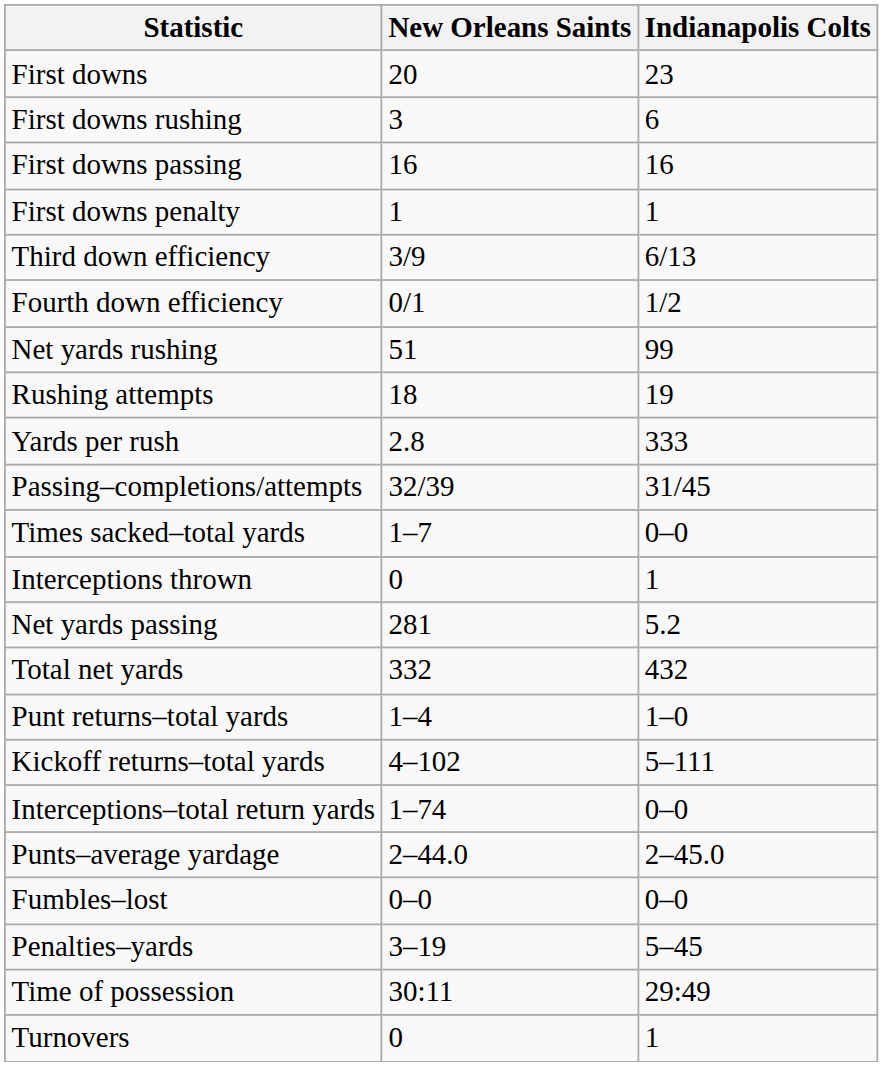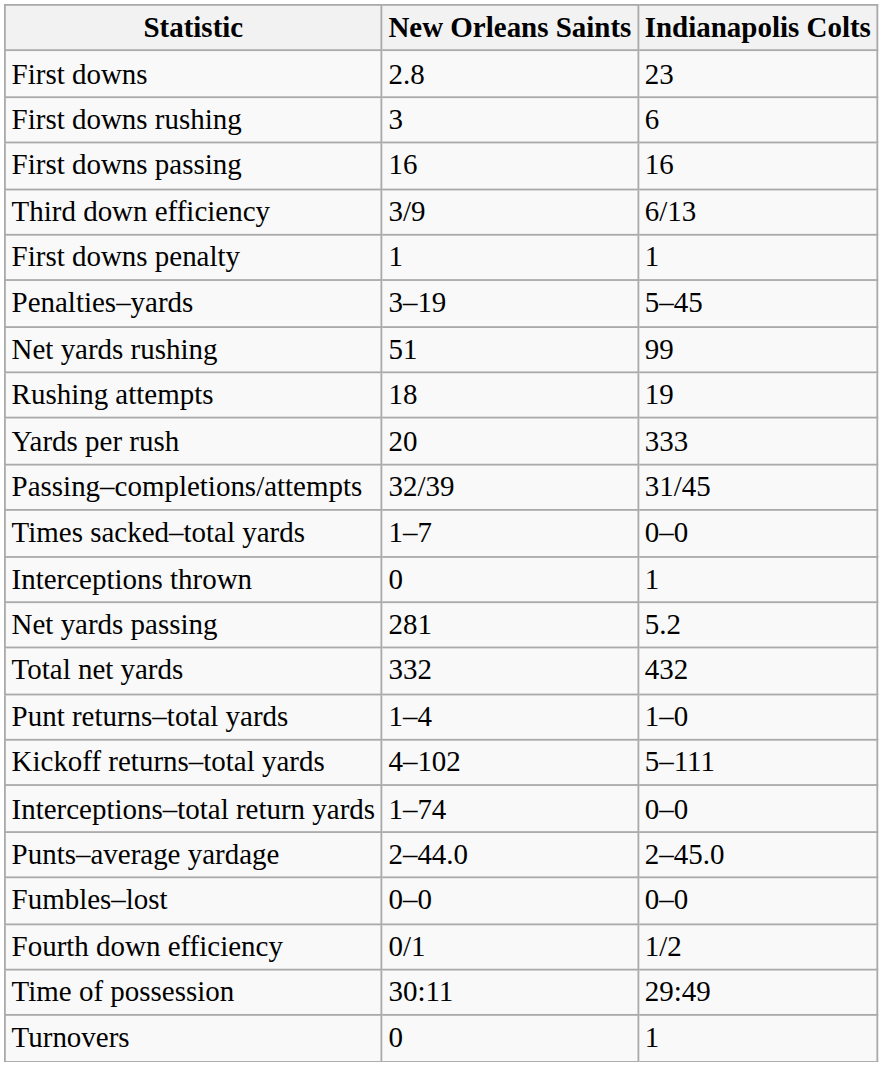(403, 73) 20 -> (407, 73) 2.8
rows swapped: (126, 211) <-> (141, 257)
rows swapped: (147, 303) <-> (102, 946)
(407, 440) 2.8 -> (403, 440) 20
